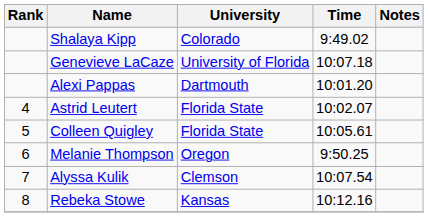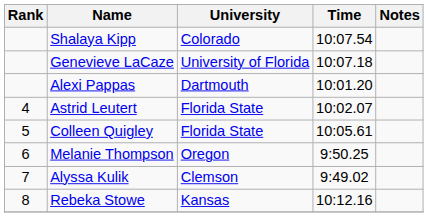(344, 39) 9:49.02 -> (344, 39) 10:07.54
(344, 177) 10:07.54 -> (344, 177) 9:49.02
